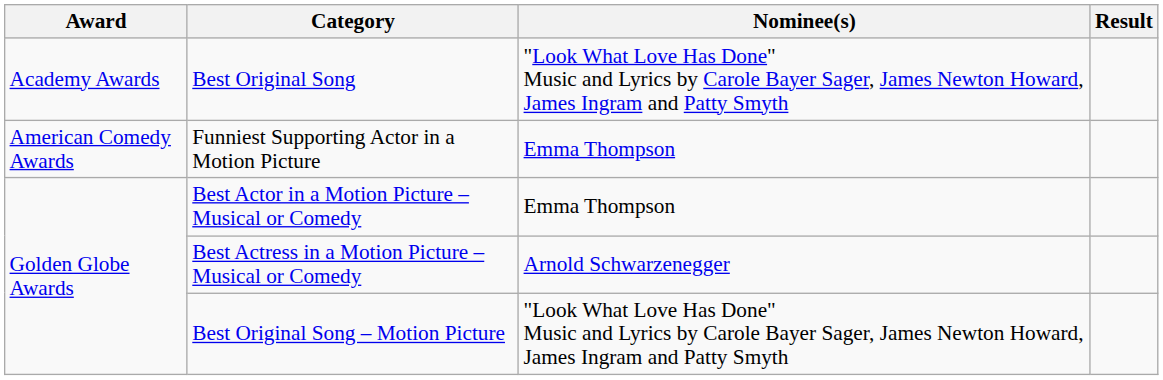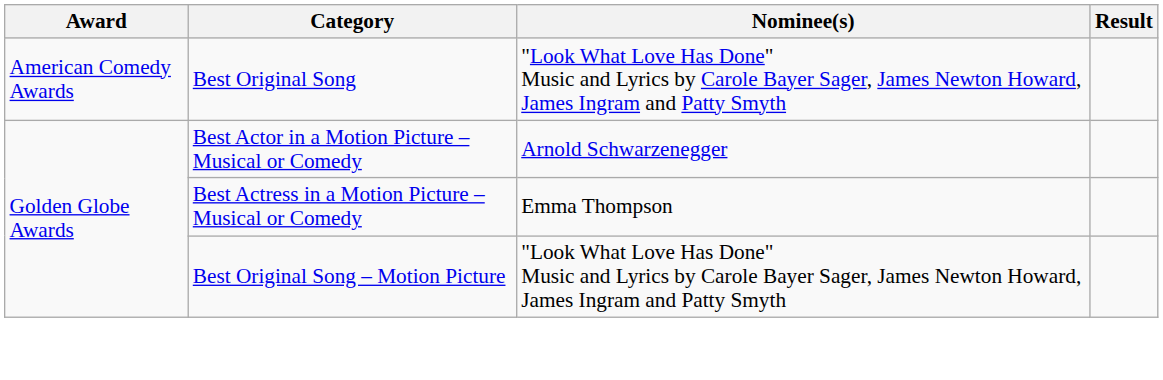(85, 79) Academy Awards -> (90, 79) American Comedy Awards
- row: (324, 148)
(599, 206) Emma Thompson -> (624, 148) Arnold Schwarzenegger
(627, 264) Arnold Schwarzenegger -> (597, 206) Emma Thompson
